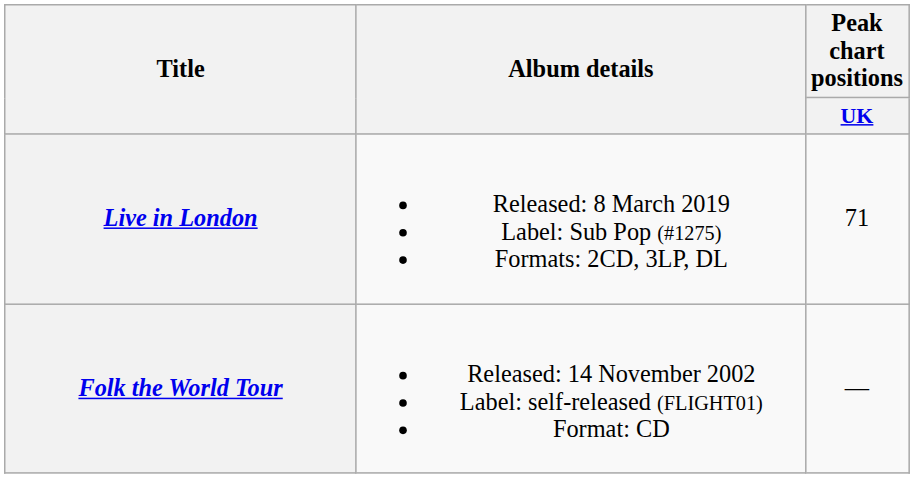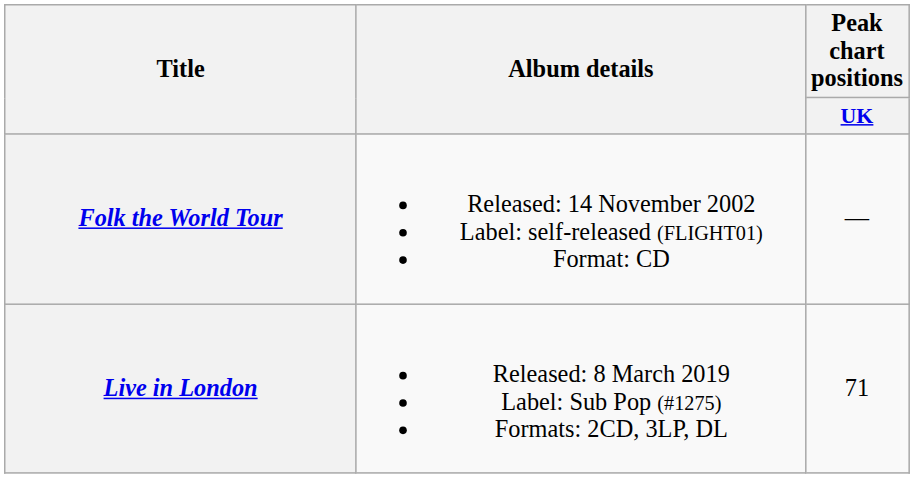rows swapped: (181, 387) <-> (181, 218)
